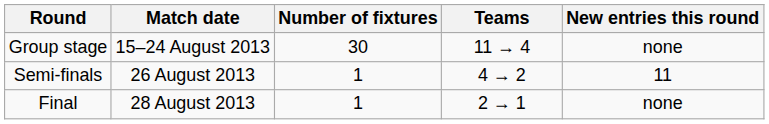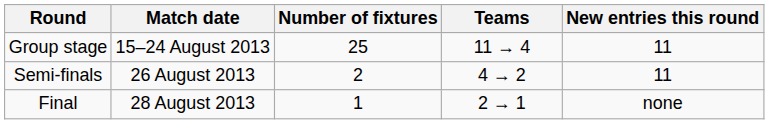(358, 47) 30 -> (358, 47) 25
(663, 47) none -> (663, 47) 11
(358, 75) 1 -> (358, 75) 2
